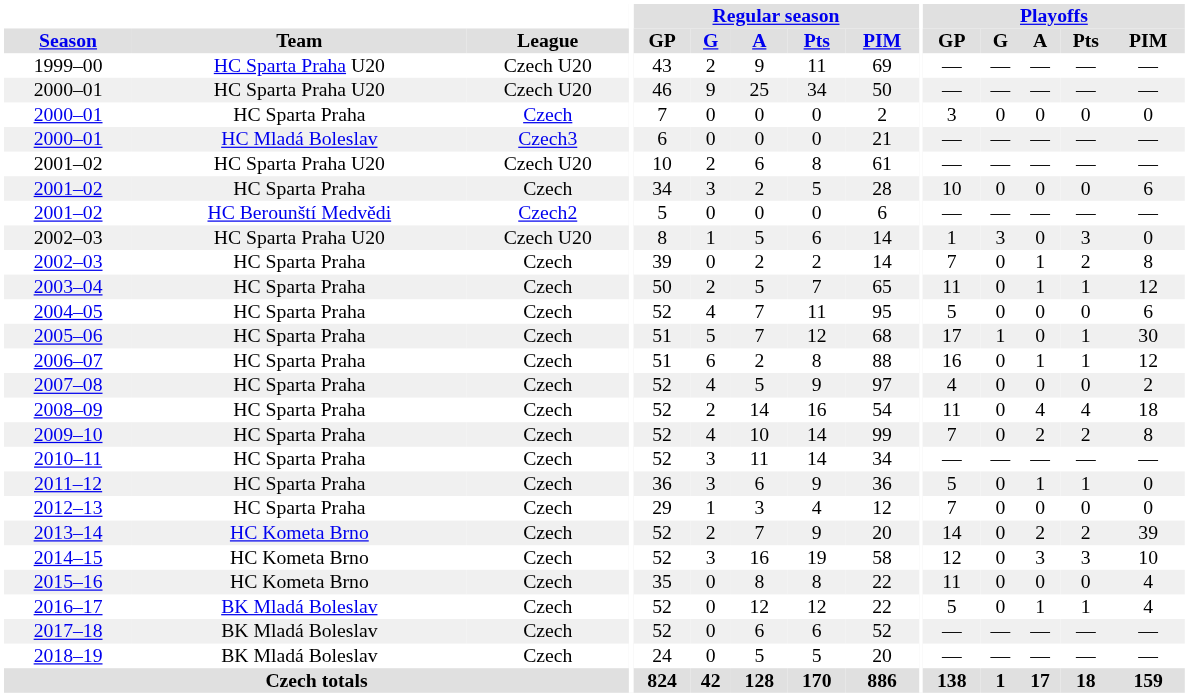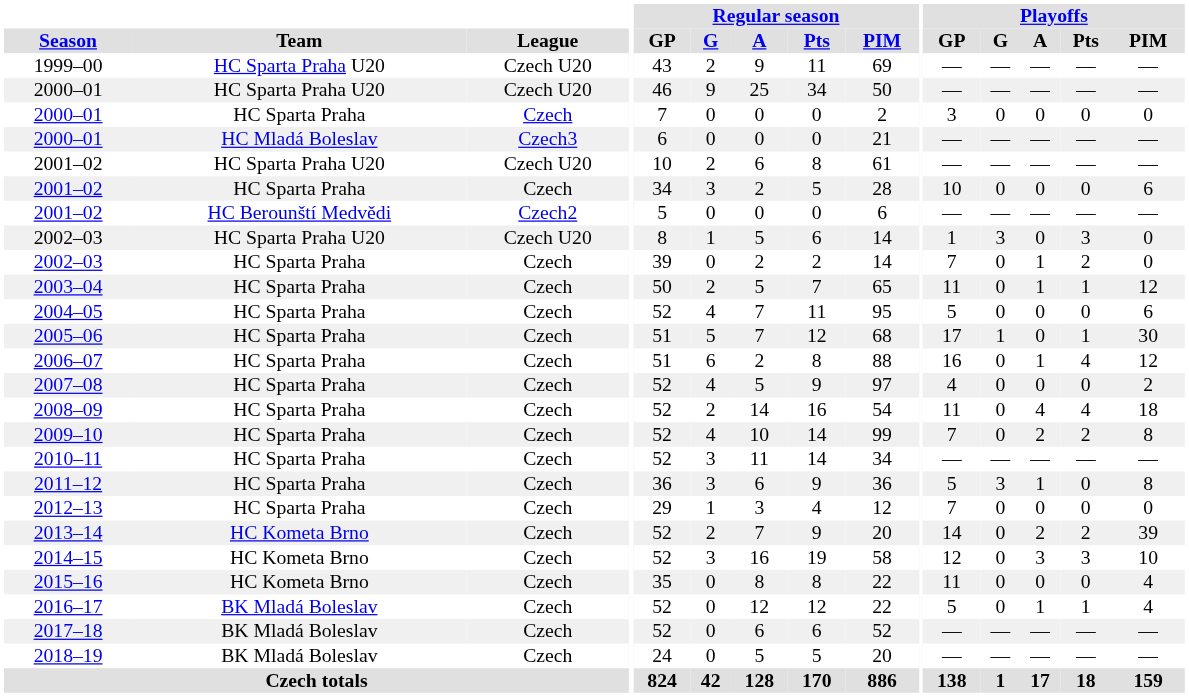(1148, 262) 8 -> (1148, 262) 0
(1086, 360) 1 -> (1086, 360) 4
(1000, 483) 0 -> (1000, 483) 3
(1086, 483) 1 -> (1086, 483) 0
(1148, 483) 0 -> (1148, 483) 8
